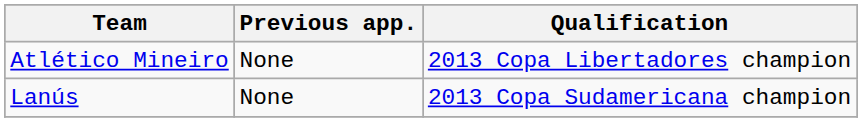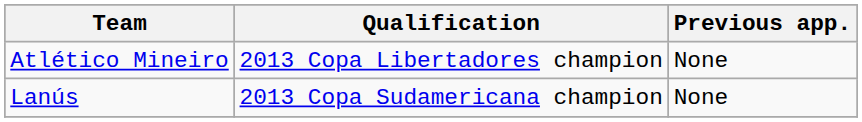columns swapped: (640, 23) <-> (328, 23)
